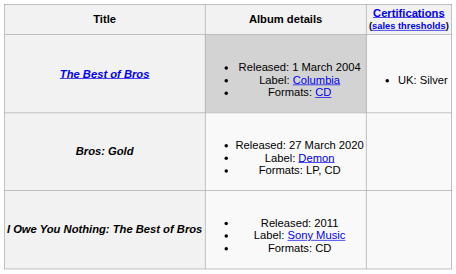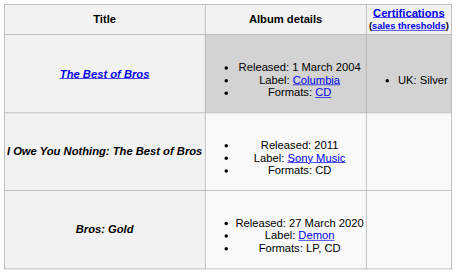(409, 80) no background -> (409, 80) lightgrey background
rows swapped: (105, 229) <-> (105, 151)
